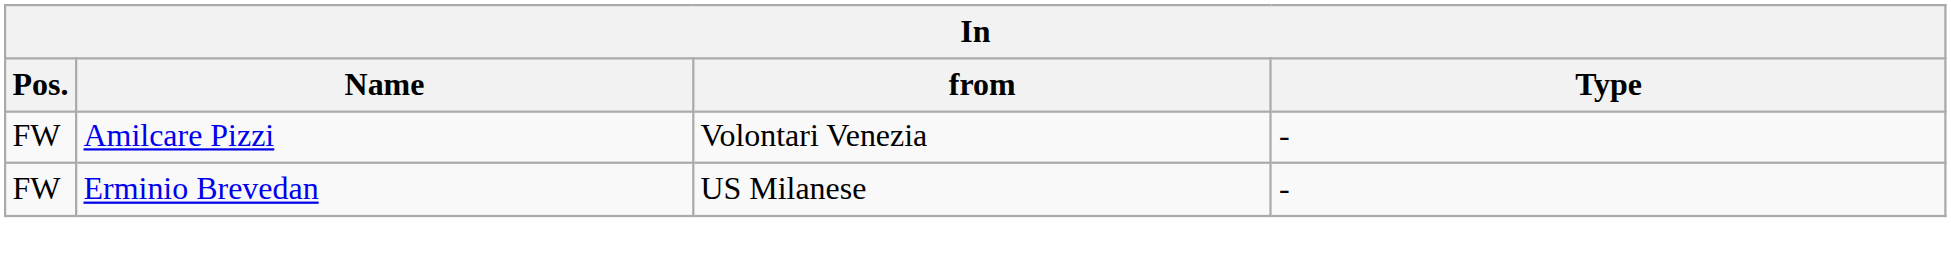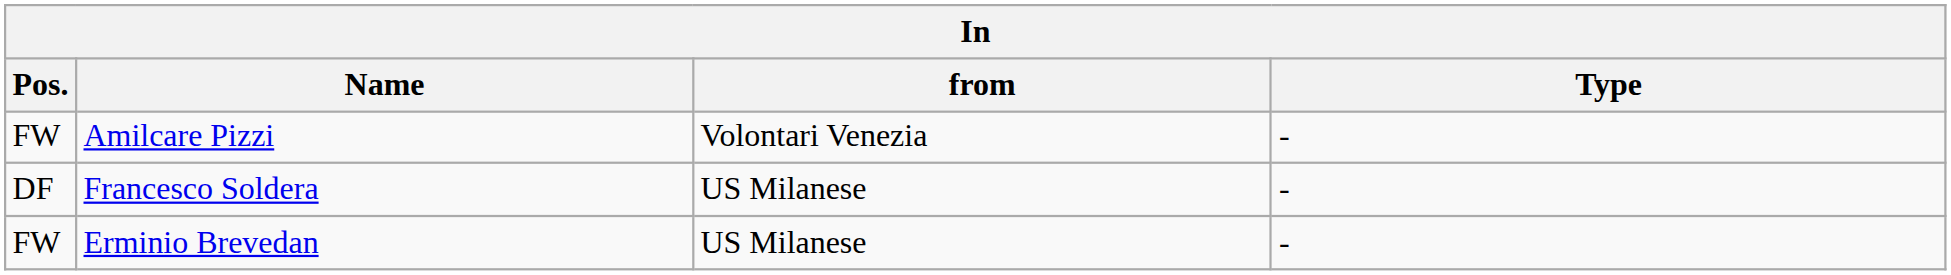+ row: (201, 189)
